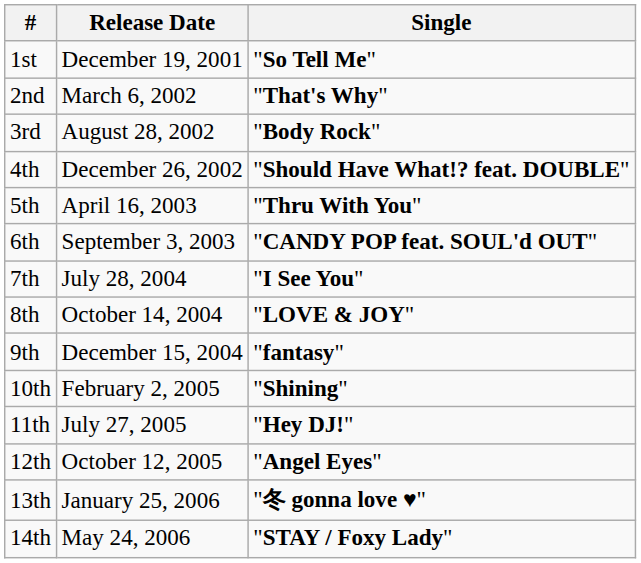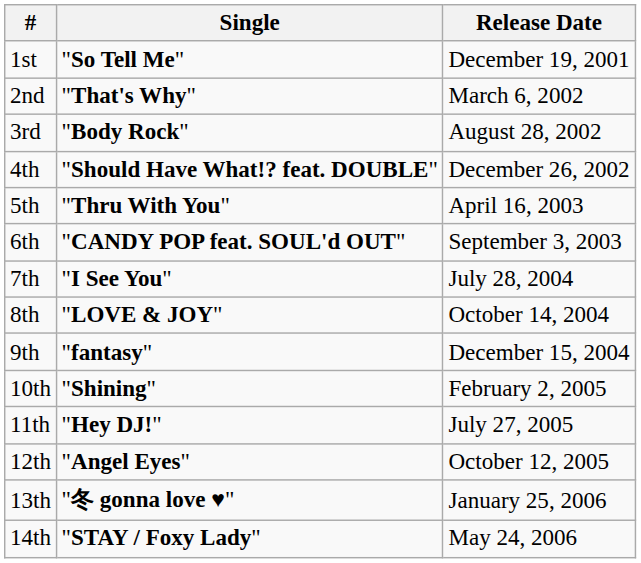columns swapped: (441, 22) <-> (152, 22)
